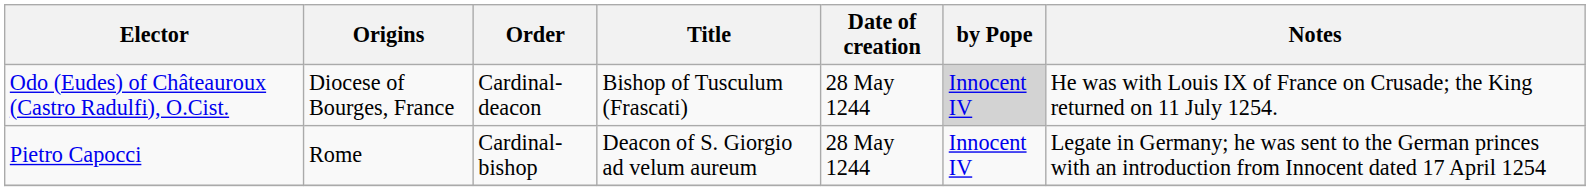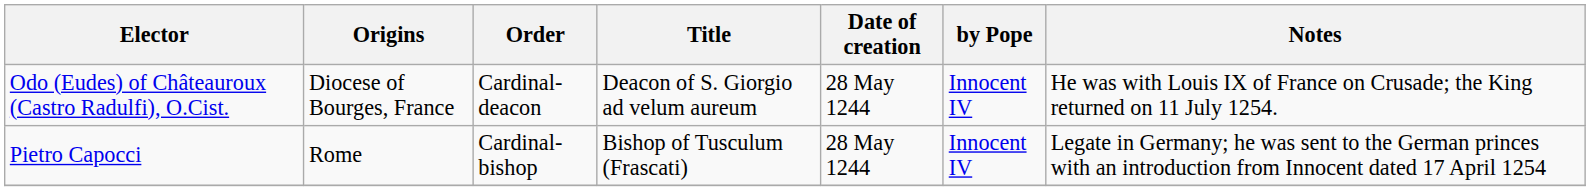(693, 94) Bishop of Tusculum (Frascati) -> (698, 94) Deacon of S. Giorgio ad velum aureum
(988, 94) lightgrey background -> (988, 94) no background
(698, 155) Deacon of S. Giorgio ad velum aureum -> (693, 155) Bishop of Tusculum (Frascati)
